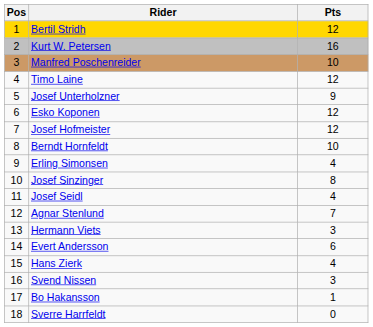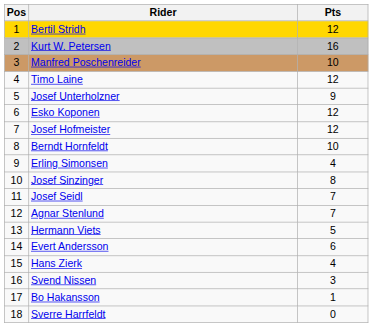(333, 197) 4 -> (333, 197) 7
(333, 230) 3 -> (333, 230) 5
